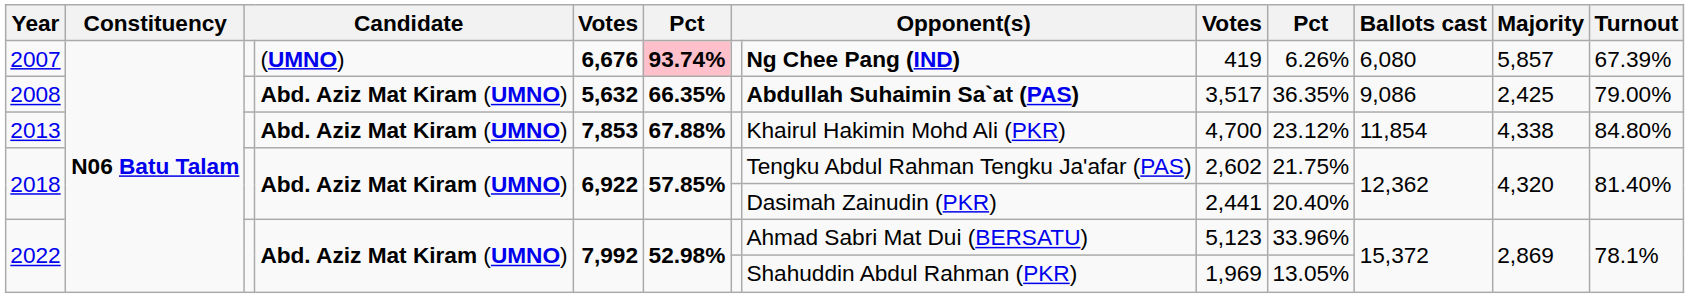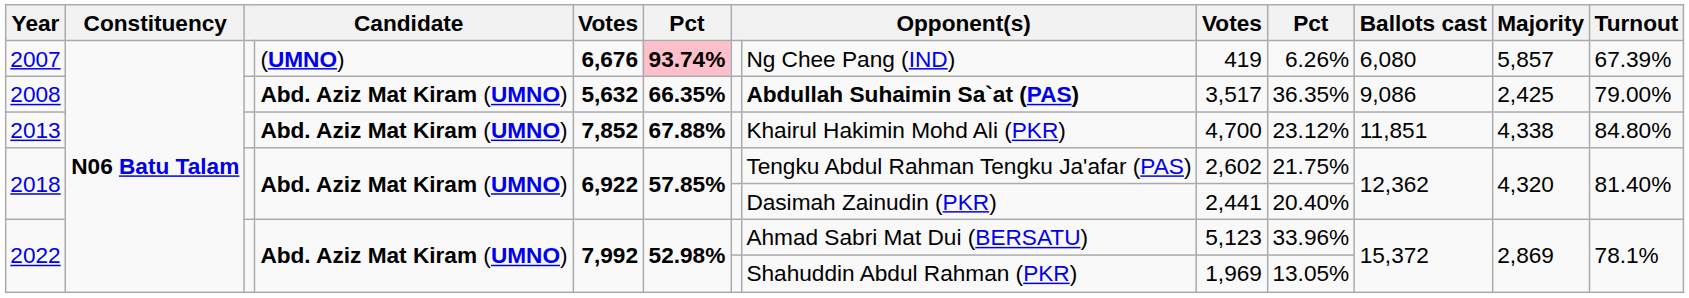(853, 59) bold -> (851, 59) normal
(610, 130) 7,853 -> (610, 130) 7,852
(1393, 130) 11,854 -> (1393, 130) 11,851
